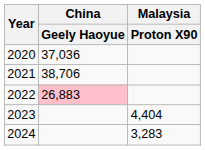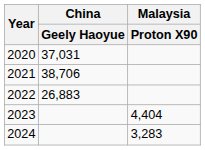(61, 54) 37,036 -> (61, 54) 37,031
(61, 94) pink background -> (61, 94) no background
